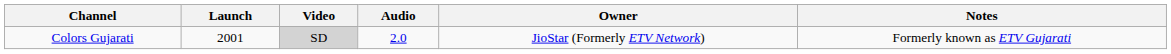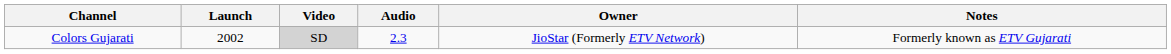(230, 37) 2001 -> (230, 37) 2002
(398, 37) 2.0 -> (398, 37) 2.3
